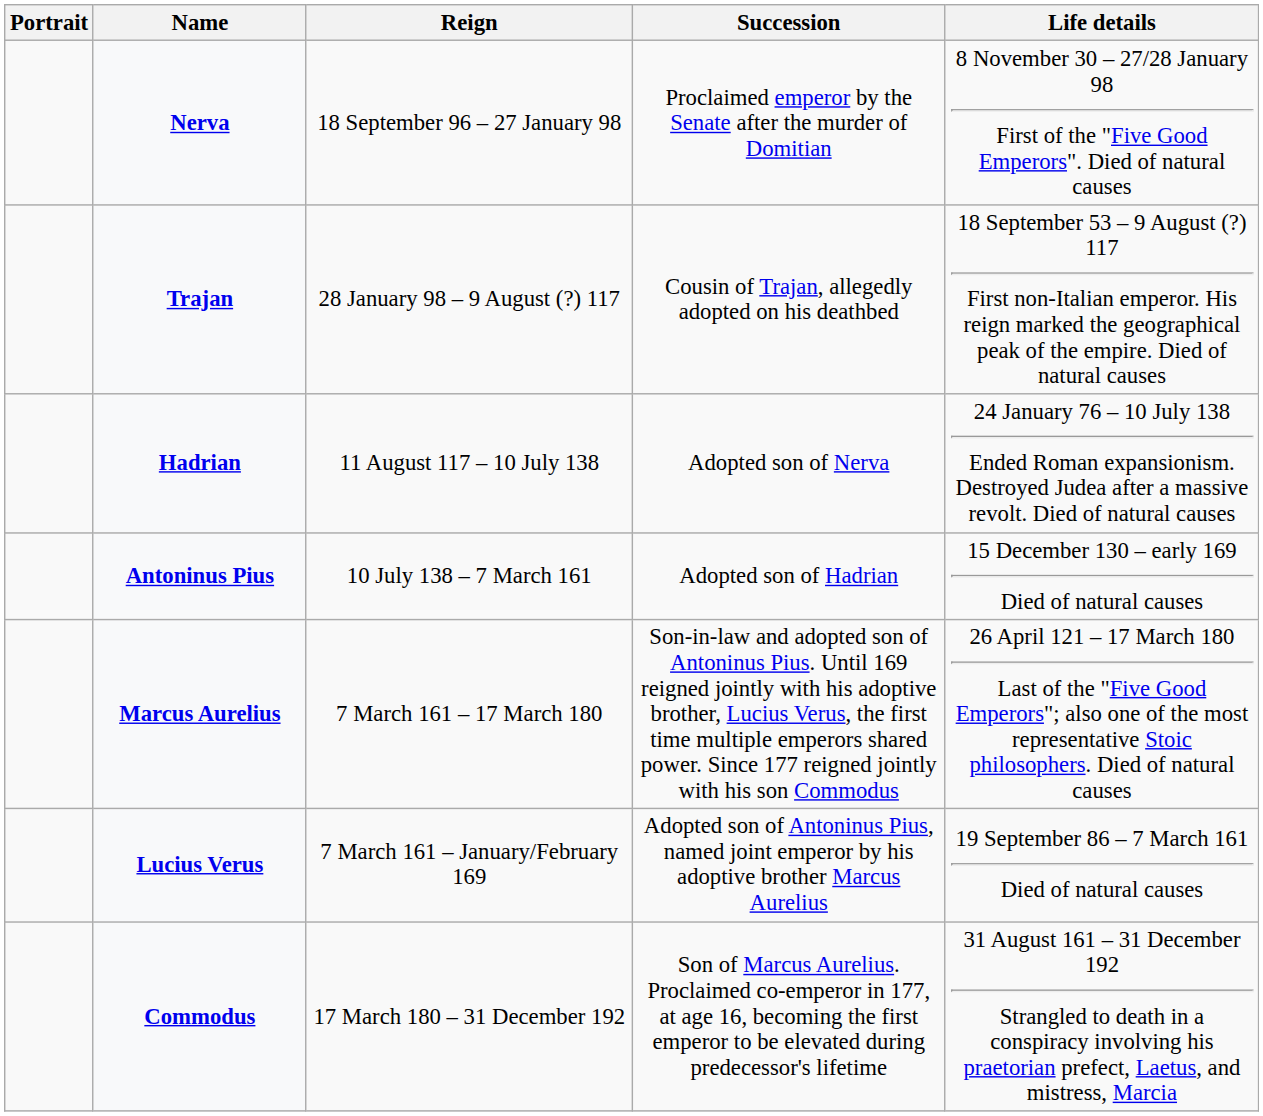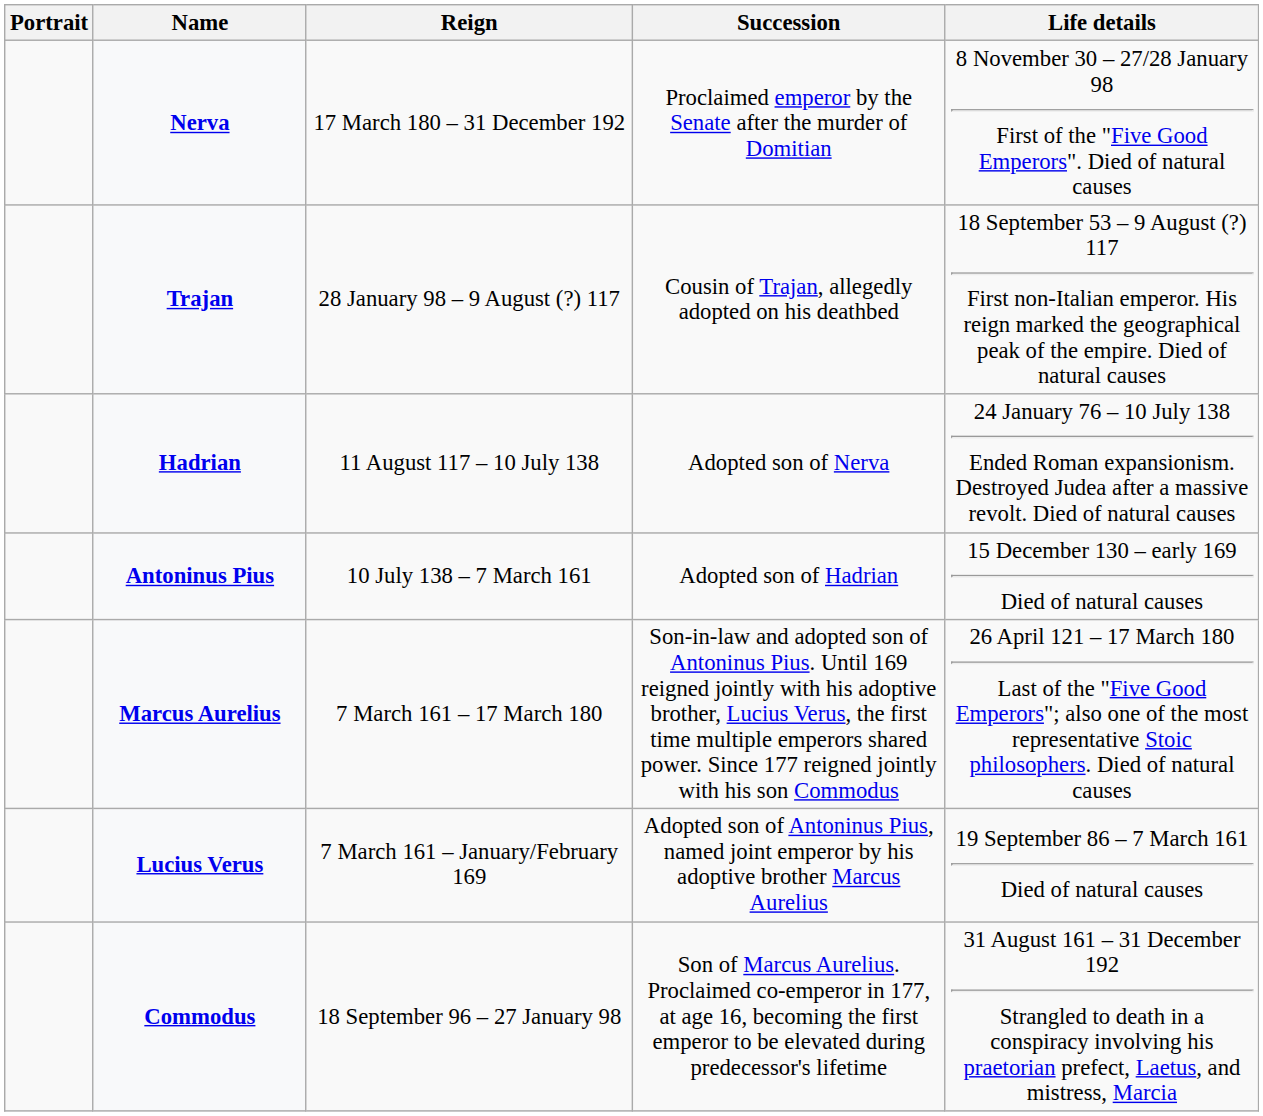(469, 122) 18 September 96 – 27 January 98 -> (469, 122) 17 March 180 – 31 December 192
(469, 1015) 17 March 180 – 31 December 192 -> (469, 1015) 18 September 96 – 27 January 98
